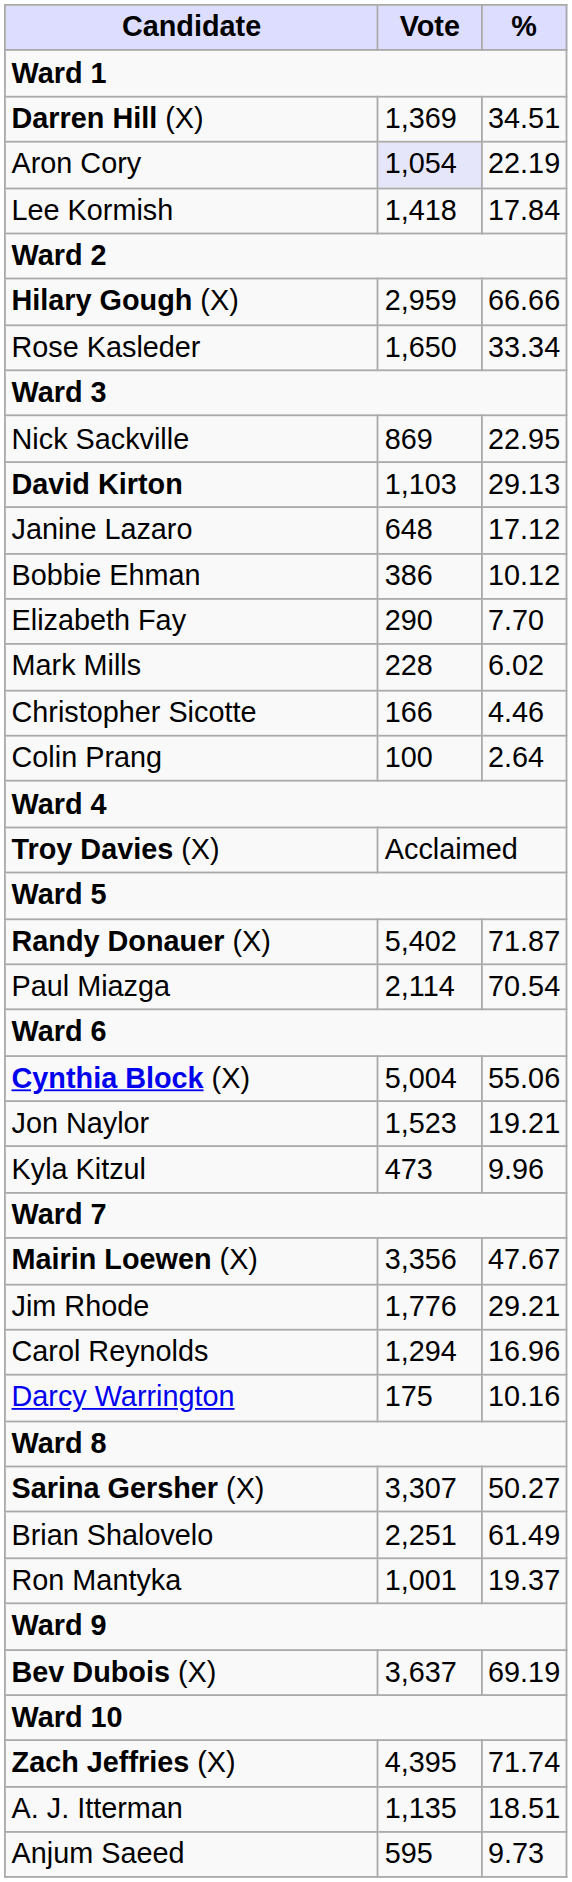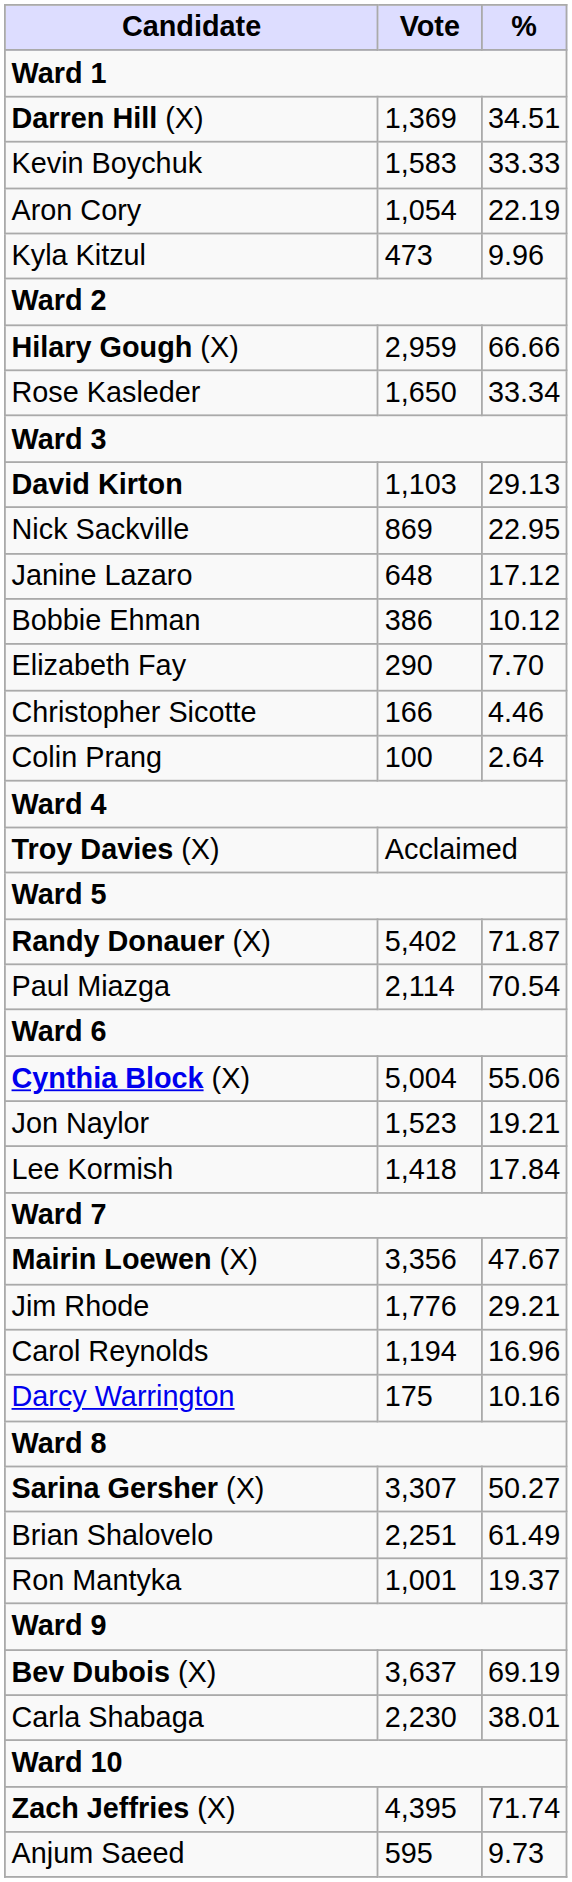+ row: (107, 164)
(421, 164) lavender background -> (421, 210) no background
rows swapped: (79, 1169) <-> (92, 210)
rows swapped: (97, 484) <-> (100, 438)
- row: (76, 666)
(421, 1351) 1,294 -> (421, 1351) 1,194
+ row: (108, 1717)
- row: (97, 1808)
